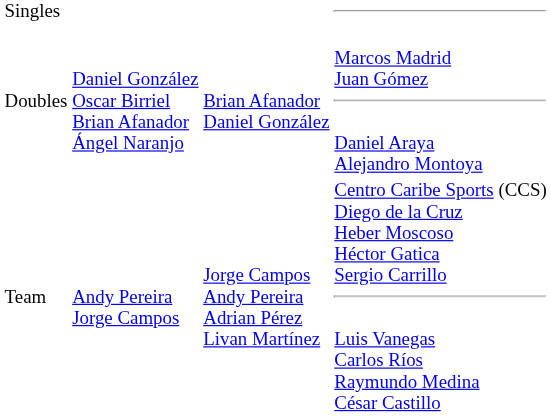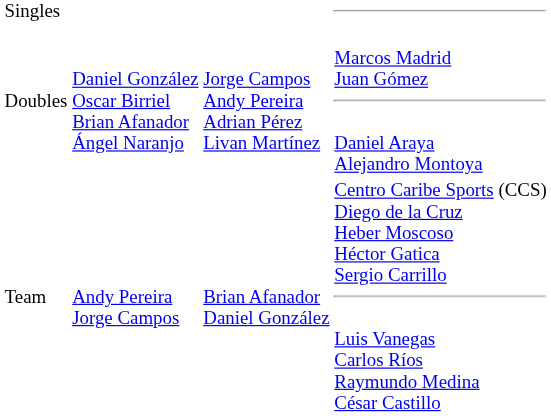(266, 111) Brian Afanador Daniel González -> (262, 111) Jorge Campos Andy Pereira Adrian Pérez Livan Martínez
(262, 307) Jorge Campos Andy Pereira Adrian Pérez Livan Martínez -> (266, 307) Brian Afanador Daniel González
